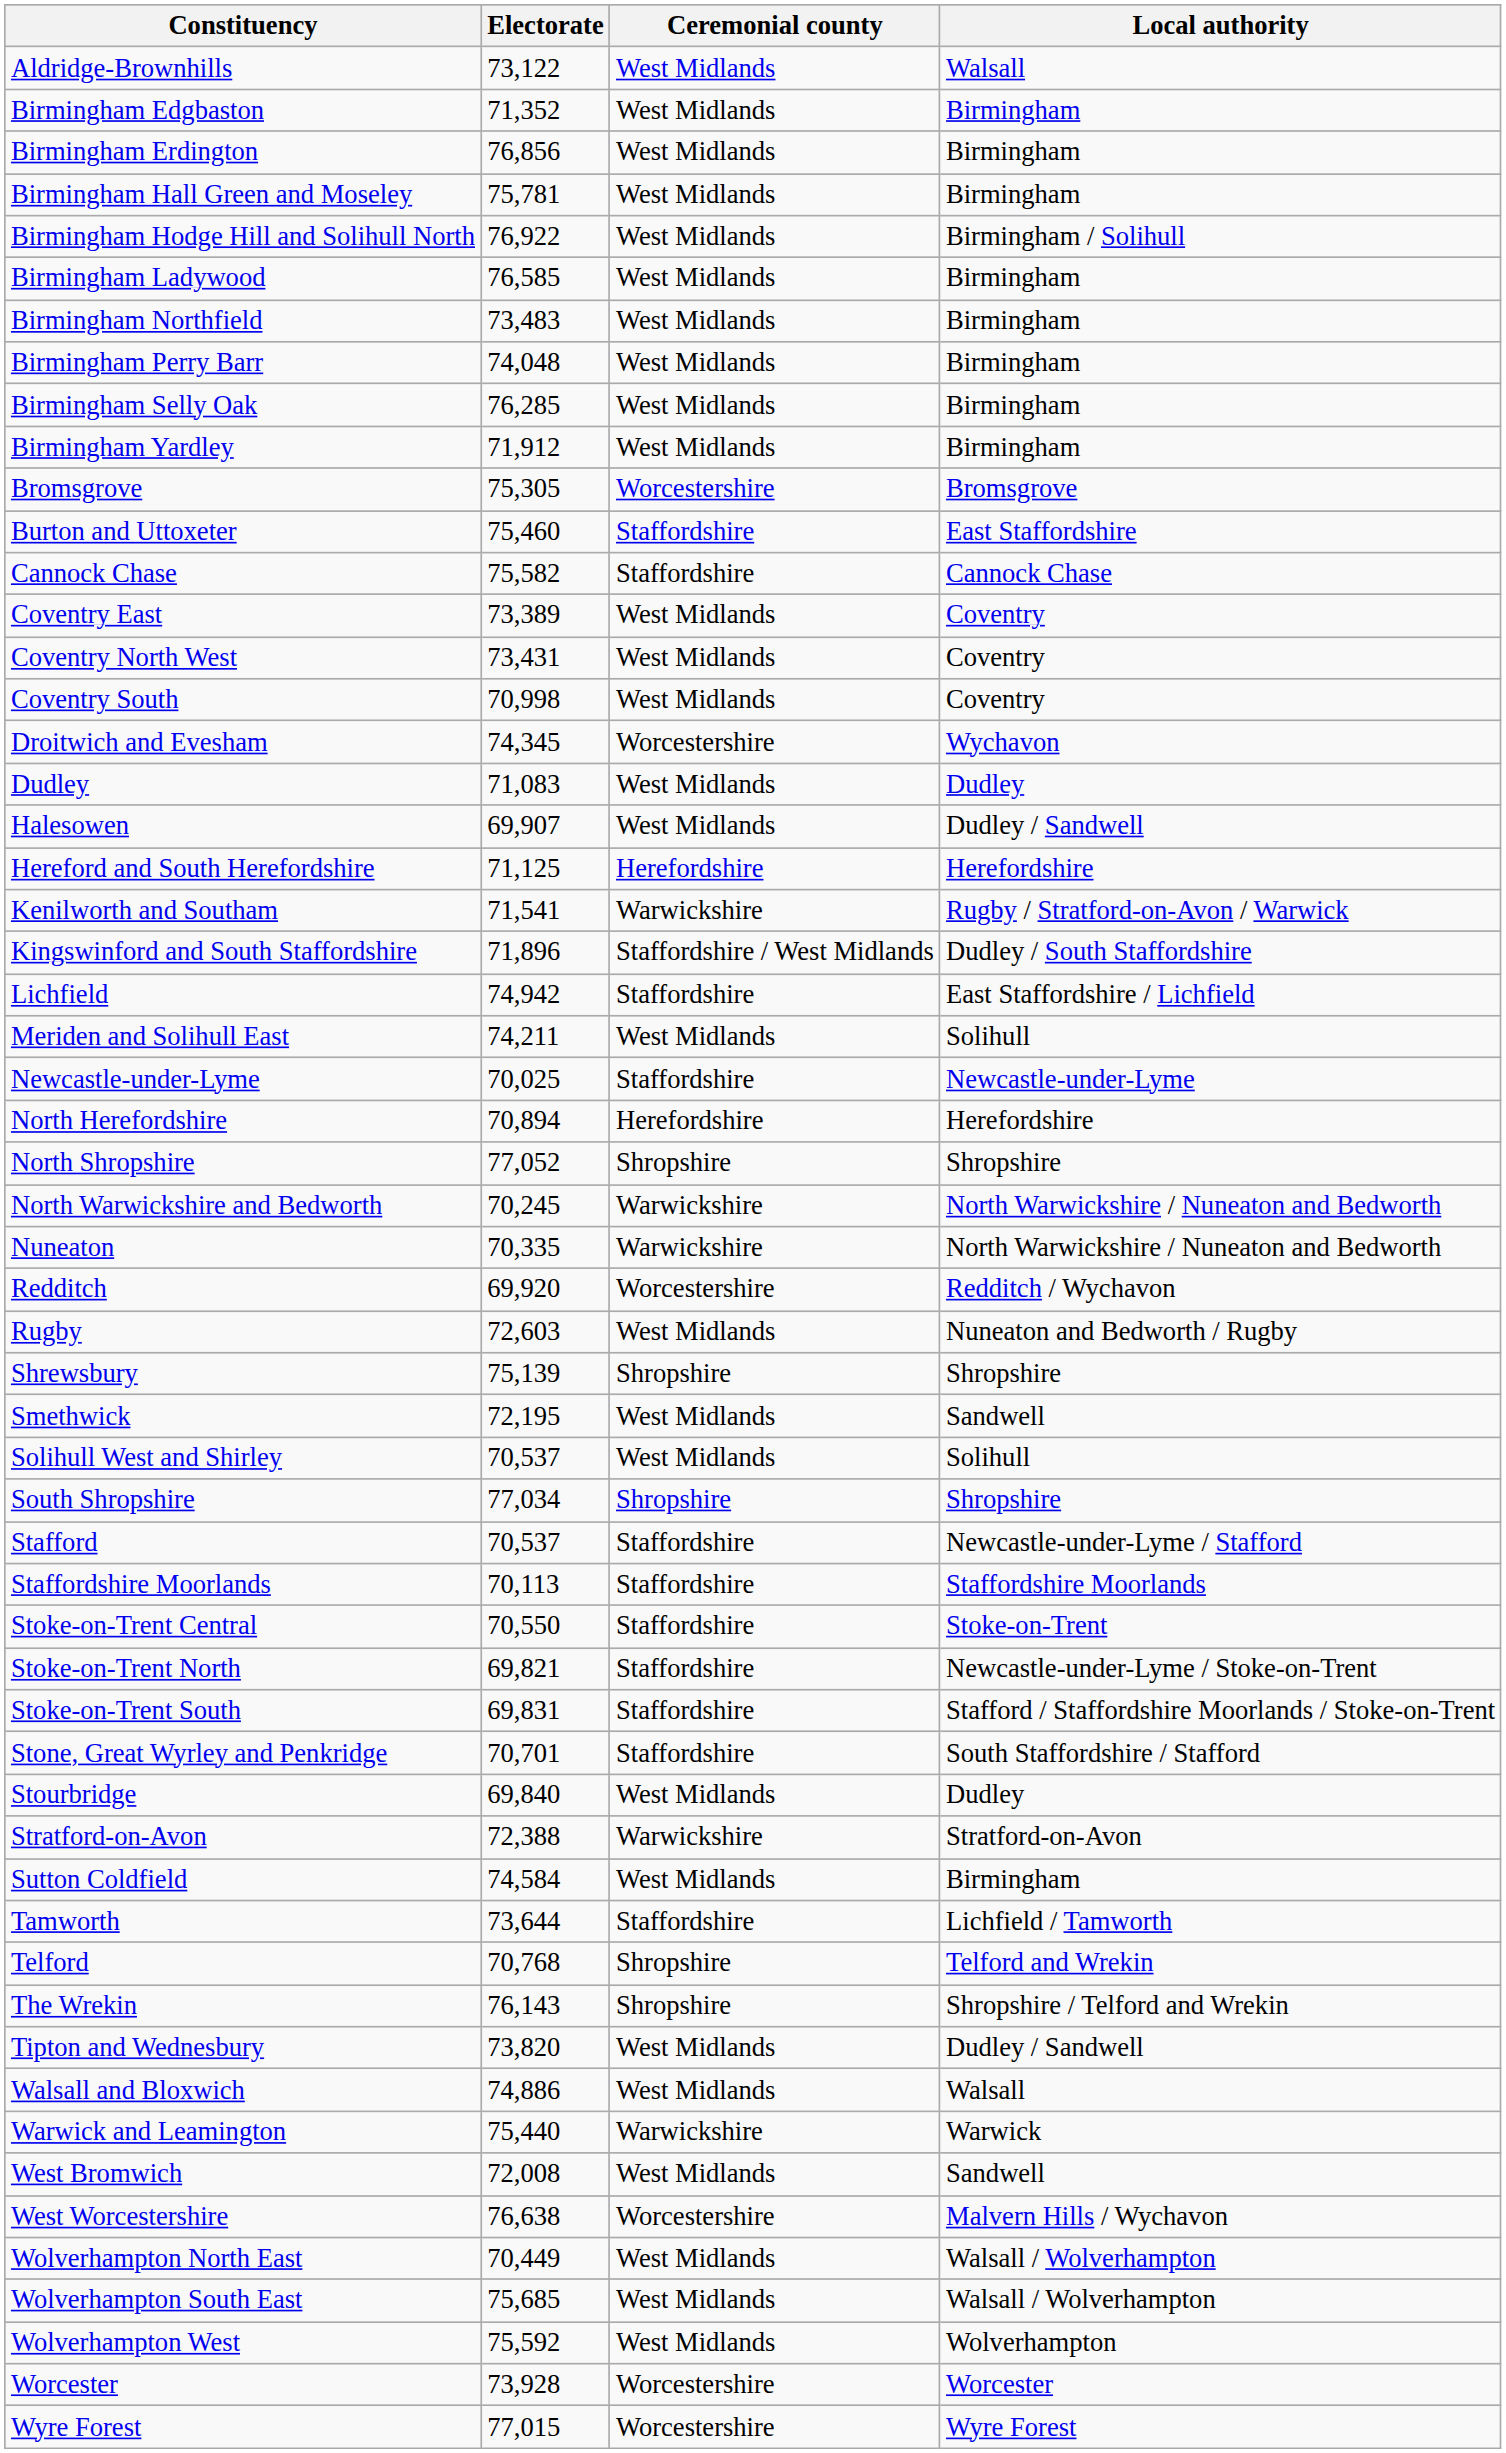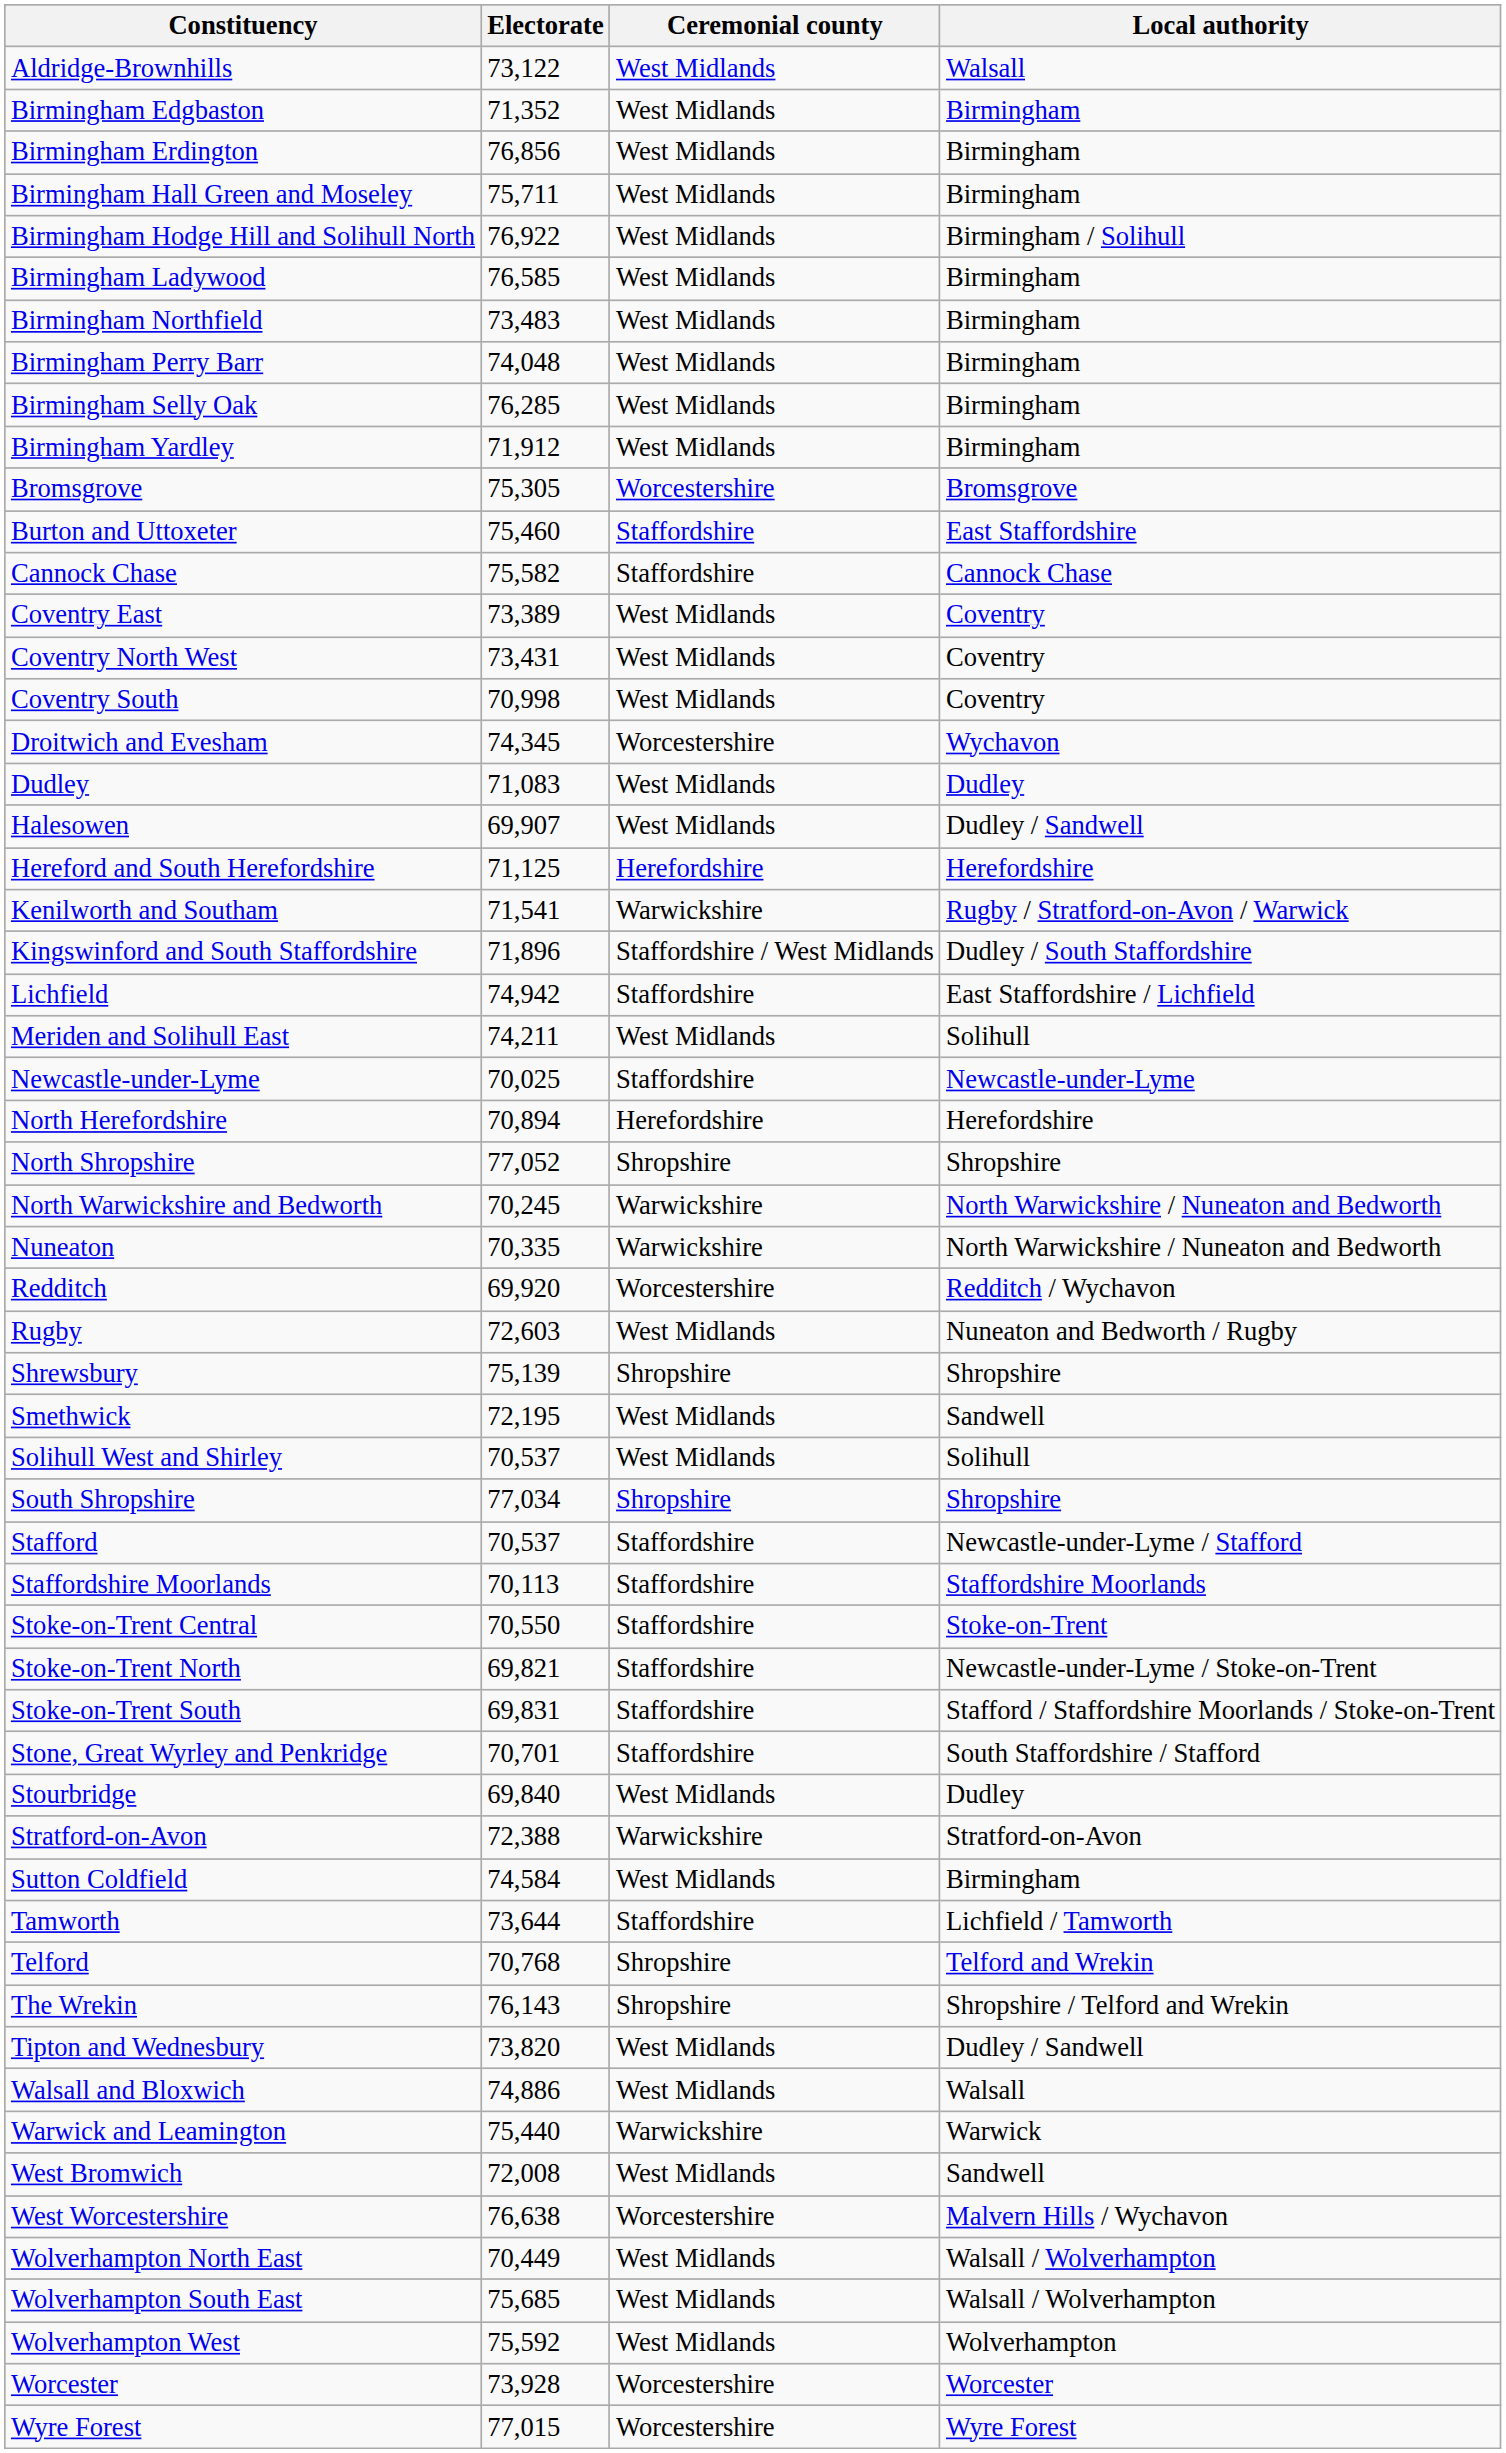(524, 194) 75,781 -> (523, 194) 75,711
